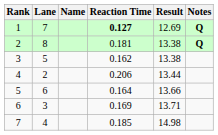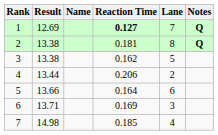columns swapped: (45, 12) <-> (169, 12)
